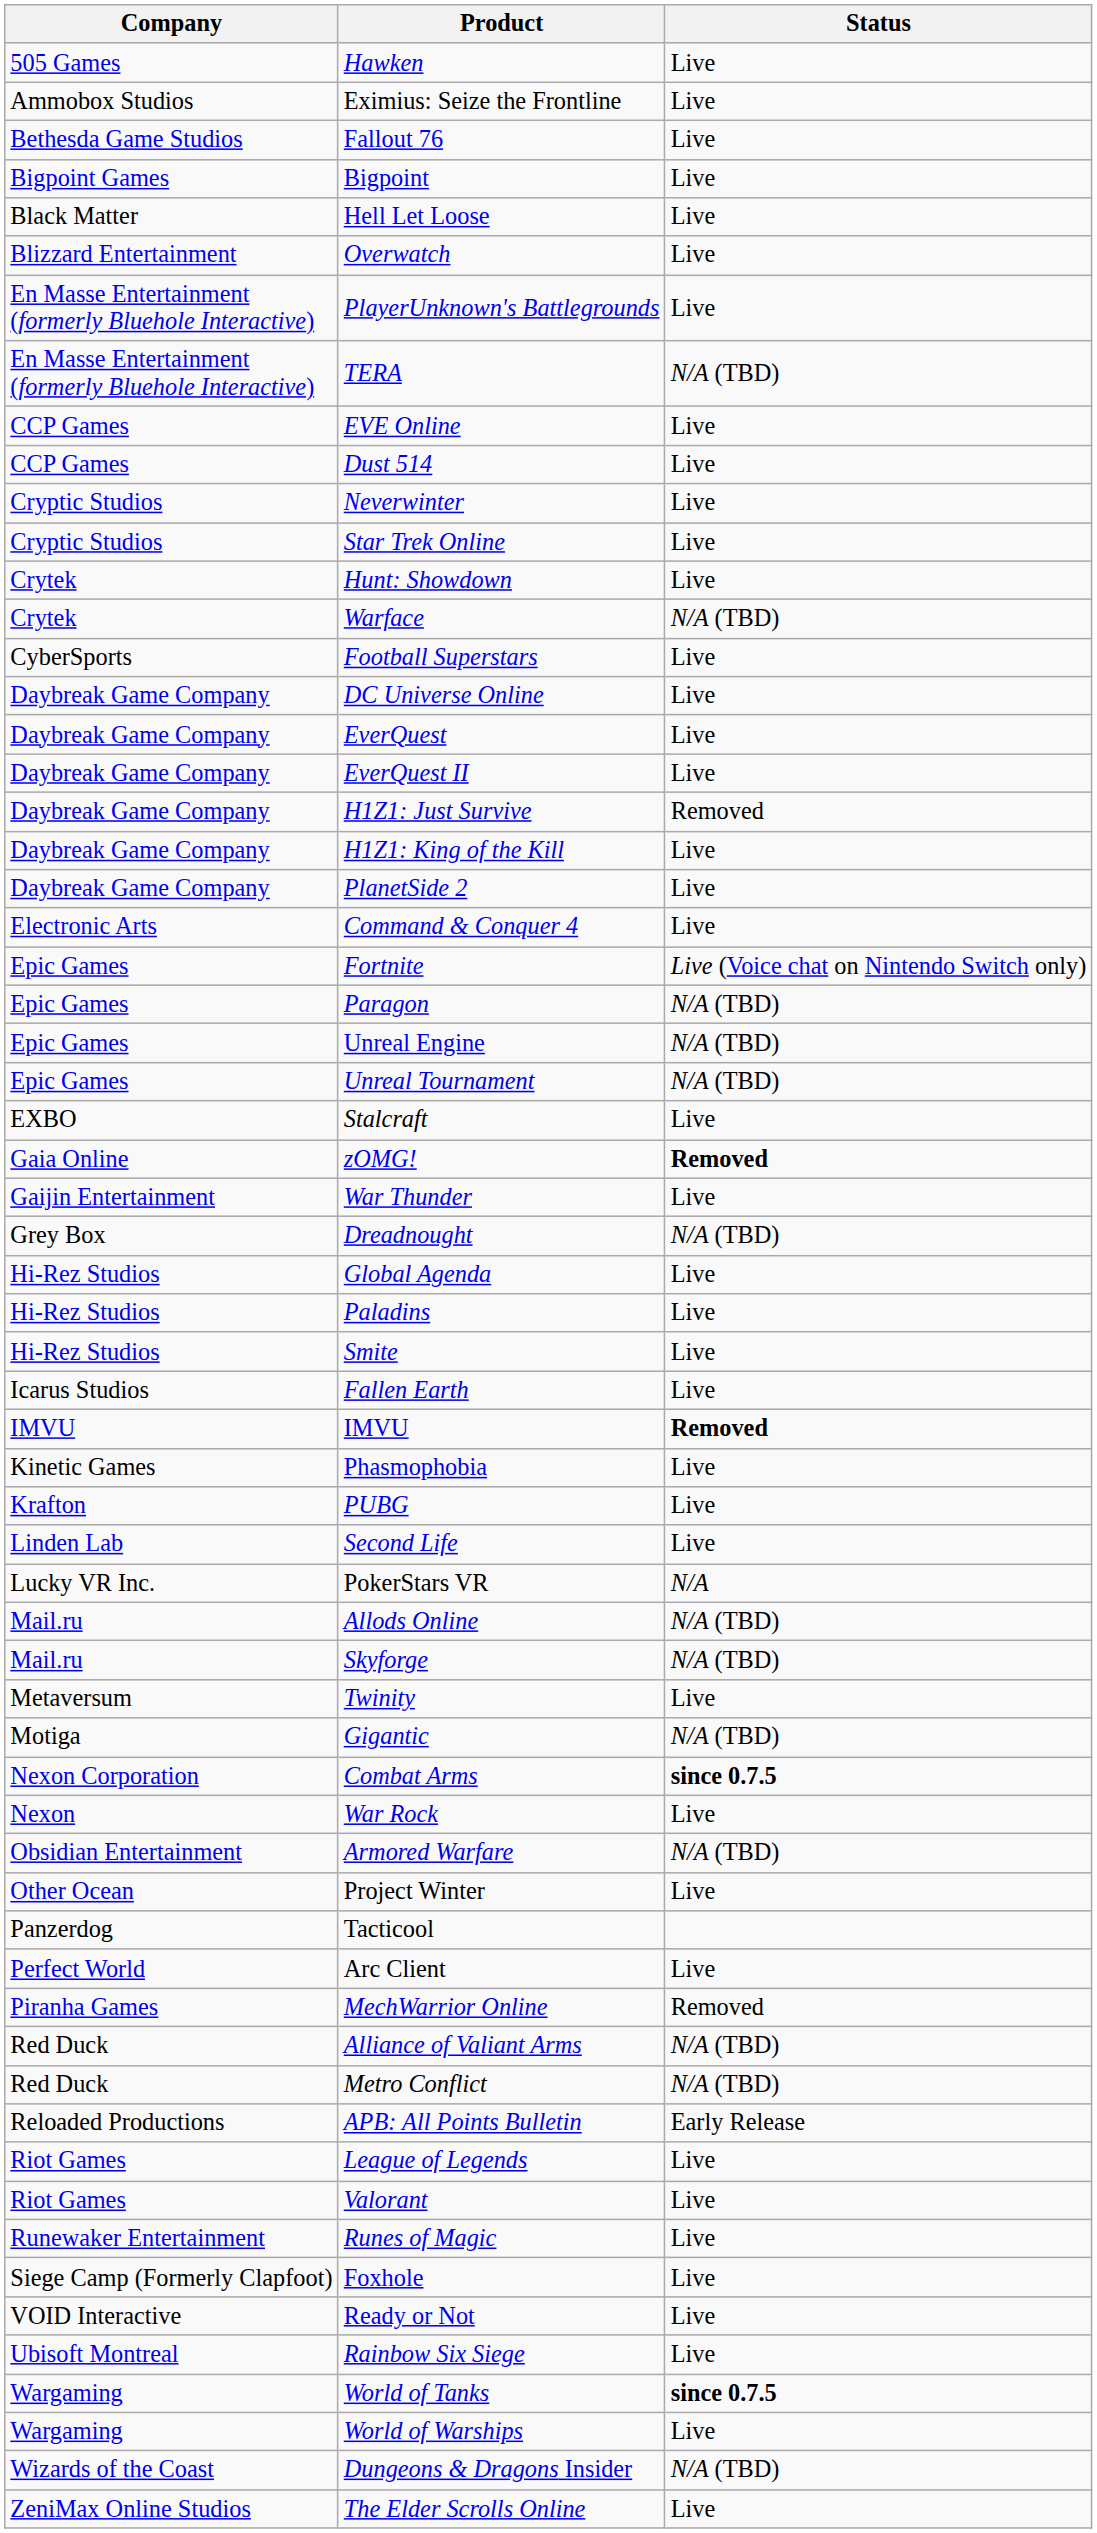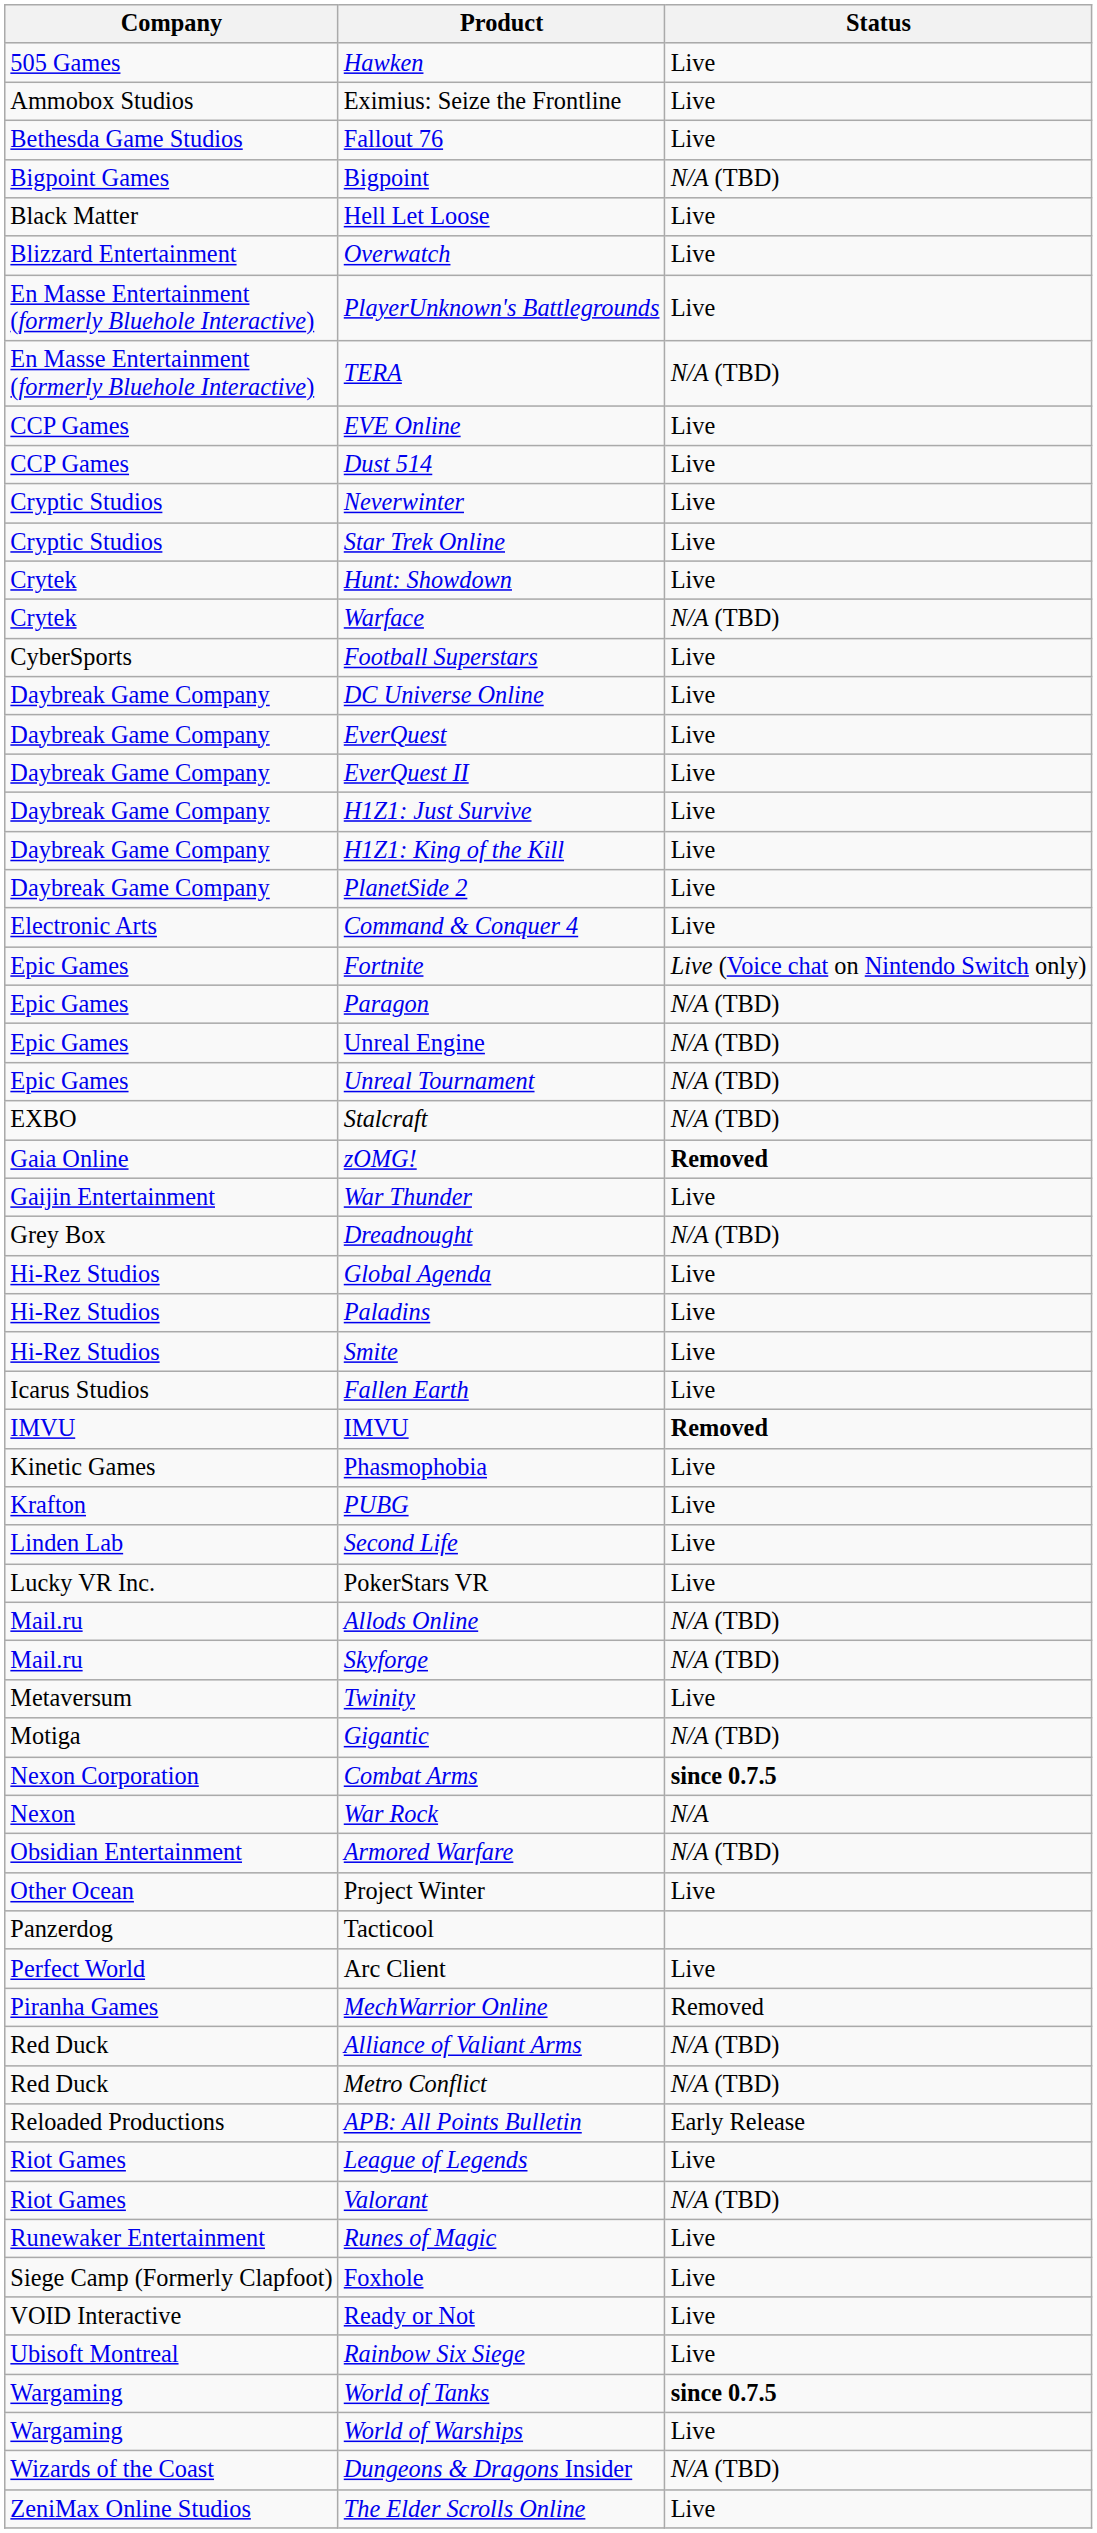(693, 178) Live -> (725, 178) N/A (TBD)
(717, 811) Removed -> (693, 811) Live
(693, 1119) Live -> (725, 1119) N/A (TBD)
(690, 1582) N/A -> (693, 1582) Live
(693, 1814) Live -> (690, 1814) N/A
(693, 2199) Live -> (725, 2199) N/A (TBD)
